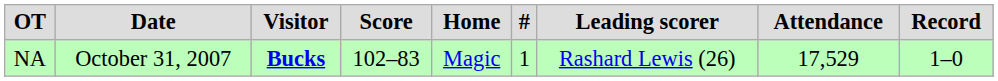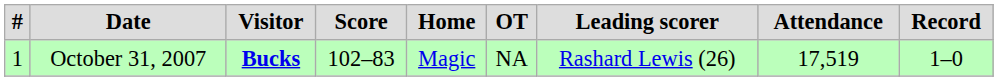columns swapped: (524, 22) <-> (30, 22)
(828, 57) 17,529 -> (828, 57) 17,519
